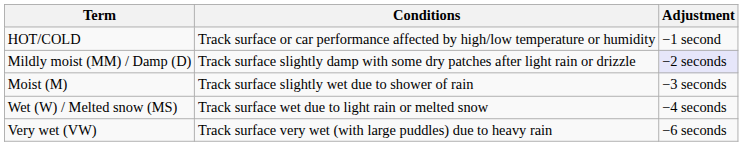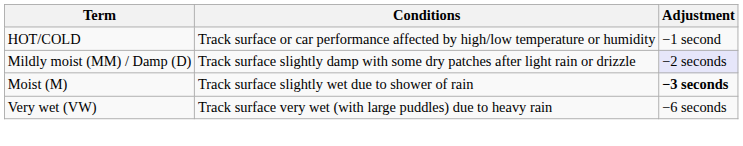(694, 84) normal -> (695, 84) bold
- row: (93, 107)
